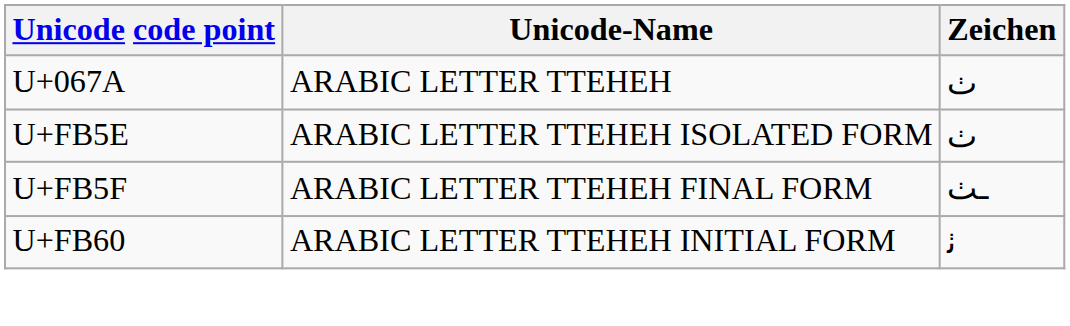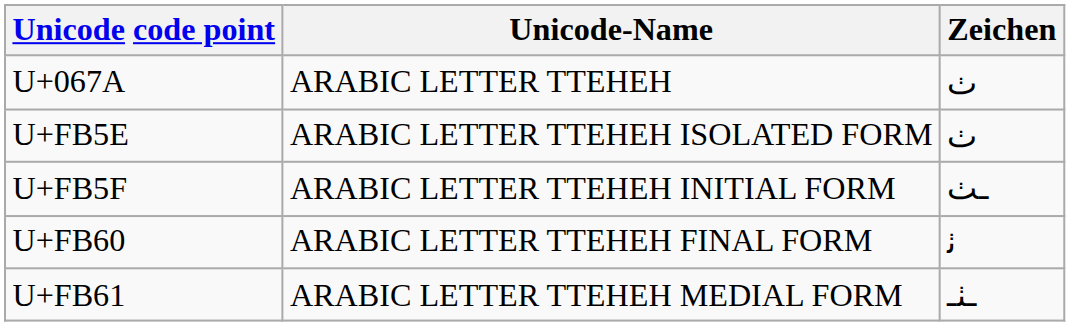(581, 188) ARABIC LETTER TTEHEH FINAL FORM -> (593, 188) ARABIC LETTER TTEHEH INITIAL FORM
(593, 241) ARABIC LETTER TTEHEH INITIAL FORM -> (581, 241) ARABIC LETTER TTEHEH FINAL FORM
+ row: (69, 294)
